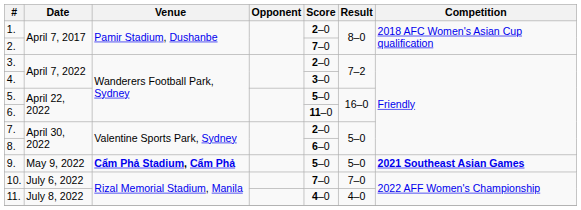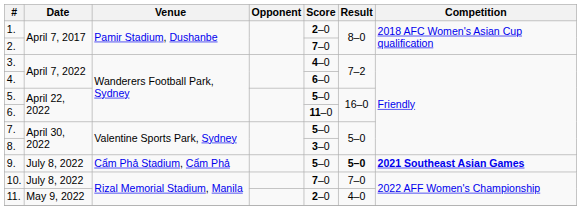(321, 63) 2–0 -> (321, 63) 4–0
(321, 79) 3–0 -> (321, 79) 6–0
(321, 130) 2–0 -> (321, 130) 5–0
(321, 146) 6–0 -> (321, 146) 3–0
(55, 163) May 9, 2022 -> (55, 163) July 8, 2022
(165, 163) bold -> (162, 163) normal
(357, 163) normal -> (357, 163) bold
(55, 180) July 6, 2022 -> (55, 180) July 8, 2022
(55, 197) July 8, 2022 -> (55, 197) May 9, 2022
(321, 197) 4–0 -> (321, 197) 2–0
